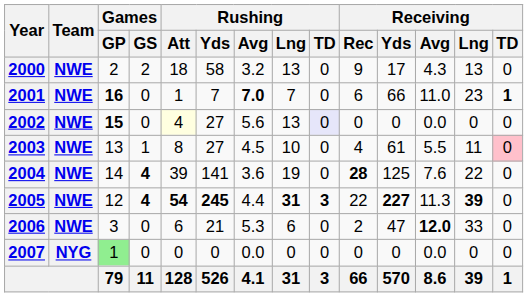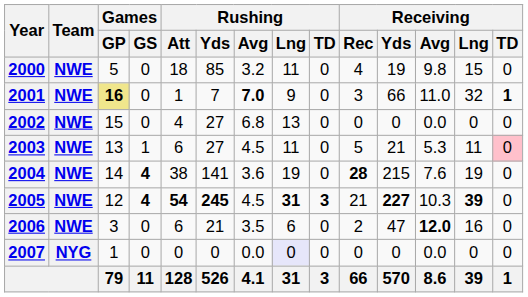(114, 69) 2 -> (114, 69) 5
(145, 69) 2 -> (145, 69) 0
(215, 69) 58 -> (215, 69) 85
(291, 69) 13 -> (291, 69) 11
(358, 69) 9 -> (358, 69) 4
(396, 69) 17 -> (396, 69) 19
(435, 69) 4.3 -> (435, 69) 9.8
(474, 69) 13 -> (474, 69) 15
(114, 95) no background -> (114, 95) khaki background
(291, 95) 7 -> (291, 95) 9
(358, 95) 6 -> (358, 95) 3
(474, 95) 23 -> (474, 95) 32
(114, 122) bold -> (114, 122) normal
(179, 122) lightyellow background -> (179, 122) no background
(253, 122) 5.6 -> (253, 122) 6.8
(325, 122) lavender background -> (325, 122) no background
(179, 148) 8 -> (179, 148) 6
(291, 148) 10 -> (291, 148) 11
(358, 148) 4 -> (358, 148) 5
(396, 148) 61 -> (396, 148) 21
(435, 148) 5.5 -> (435, 148) 5.3
(179, 174) 39 -> (179, 174) 38
(396, 174) 125 -> (396, 174) 215
(474, 174) 22 -> (474, 174) 19
(253, 200) 4.4 -> (253, 200) 4.5
(358, 200) 22 -> (358, 200) 21
(435, 200) 11.3 -> (435, 200) 10.3
(253, 226) 5.3 -> (253, 226) 3.5
(474, 226) 33 -> (474, 226) 16
(114, 252) lightgreen background -> (114, 252) no background
(291, 252) no background -> (291, 252) lavender background
